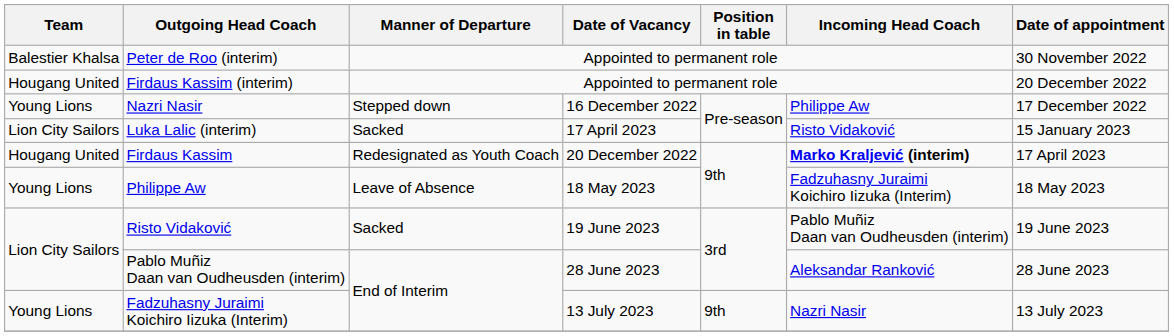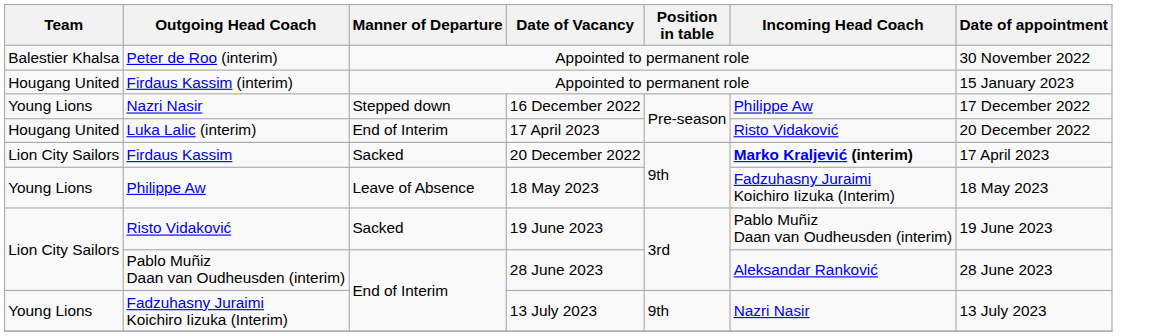(1081, 82) 20 December 2022 -> (1017, 82) 15 January 2023
(64, 130) Lion City Sailors -> (64, 130) Hougang United
(378, 130) Sacked -> (400, 130) End of Interim
(1073, 130) 15 January 2023 -> (1025, 130) 20 December 2022
(64, 154) Hougang United -> (64, 154) Lion City Sailors
(456, 154) Redesignated as Youth Coach -> (378, 154) Sacked
